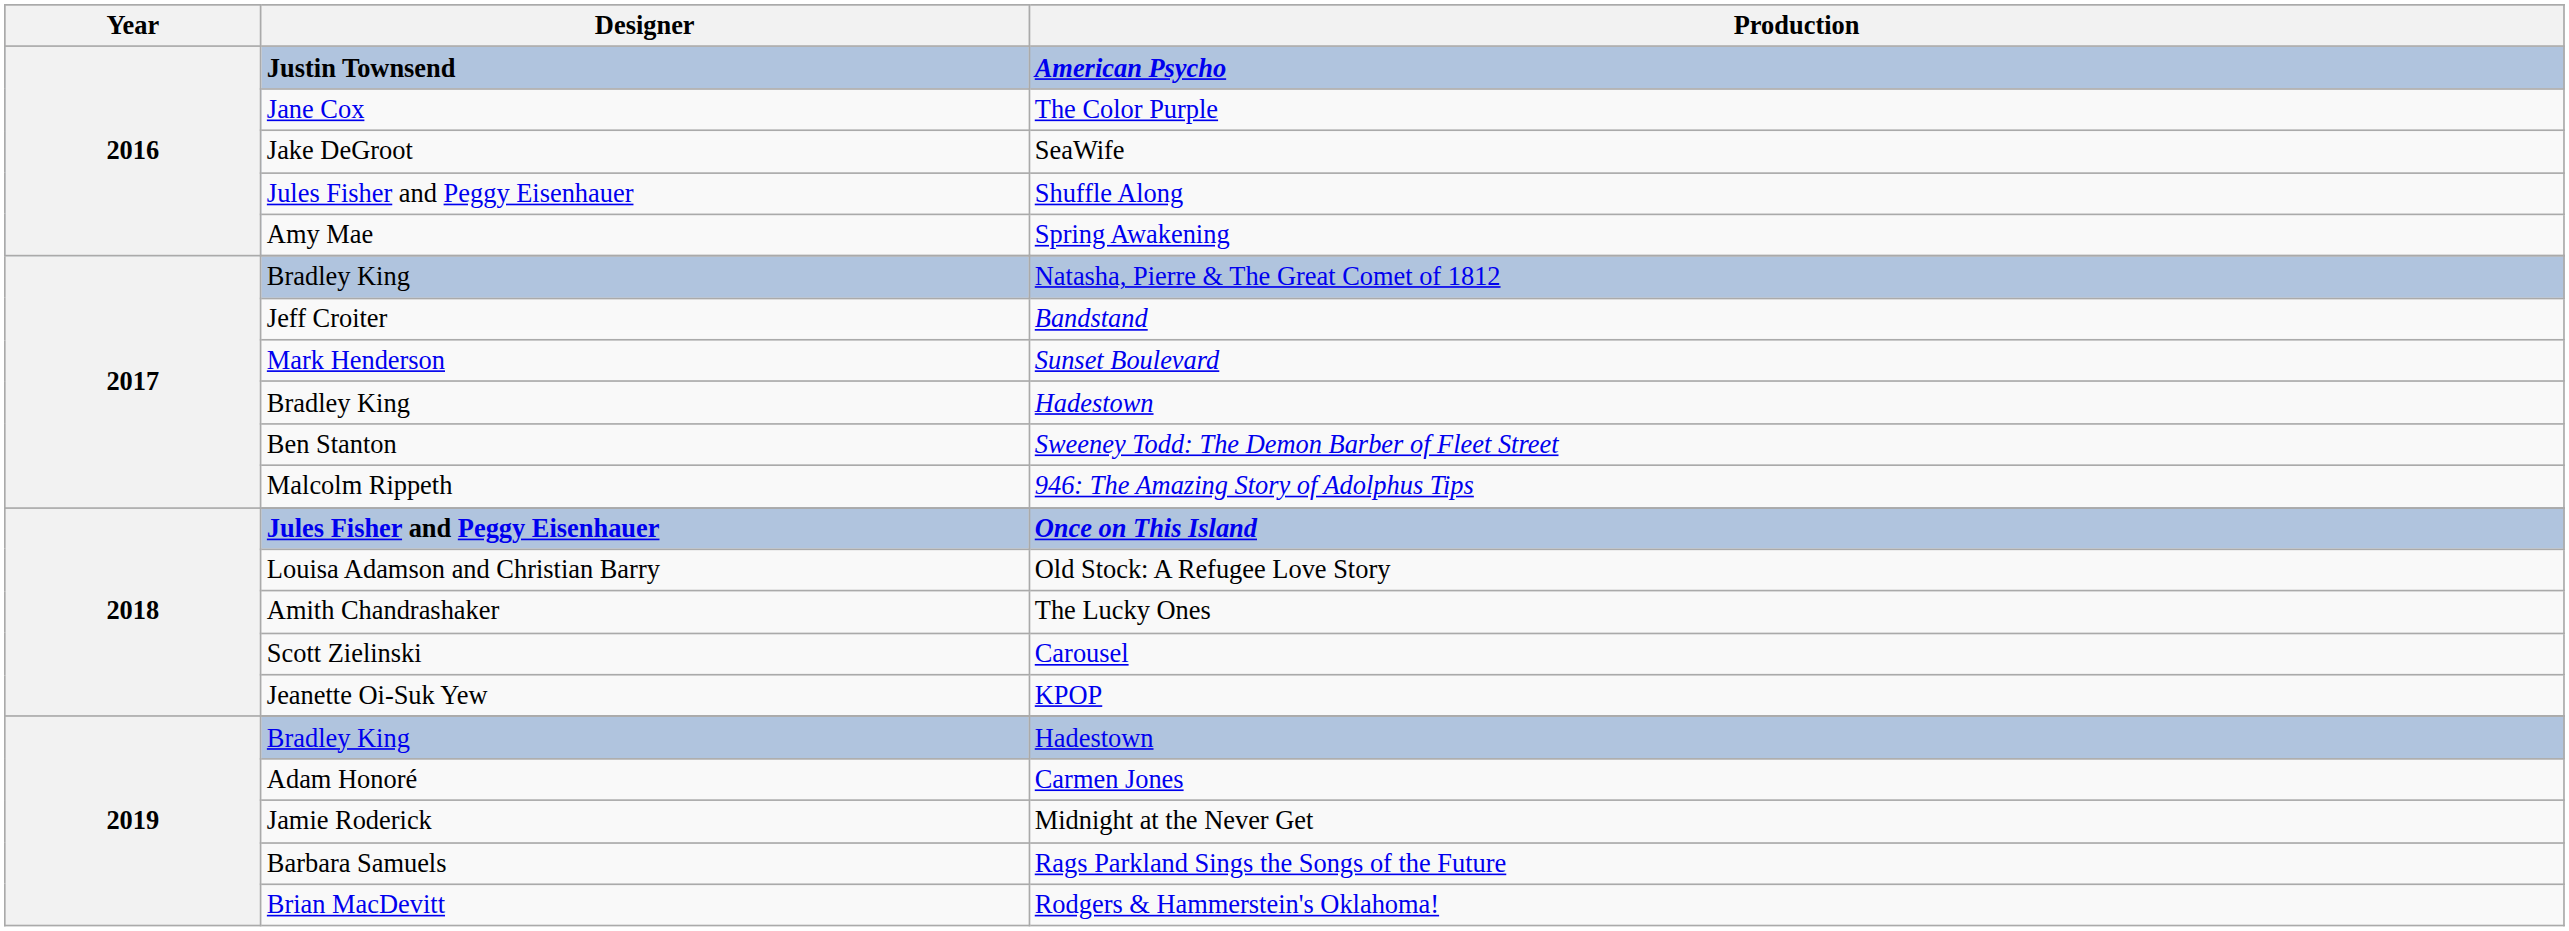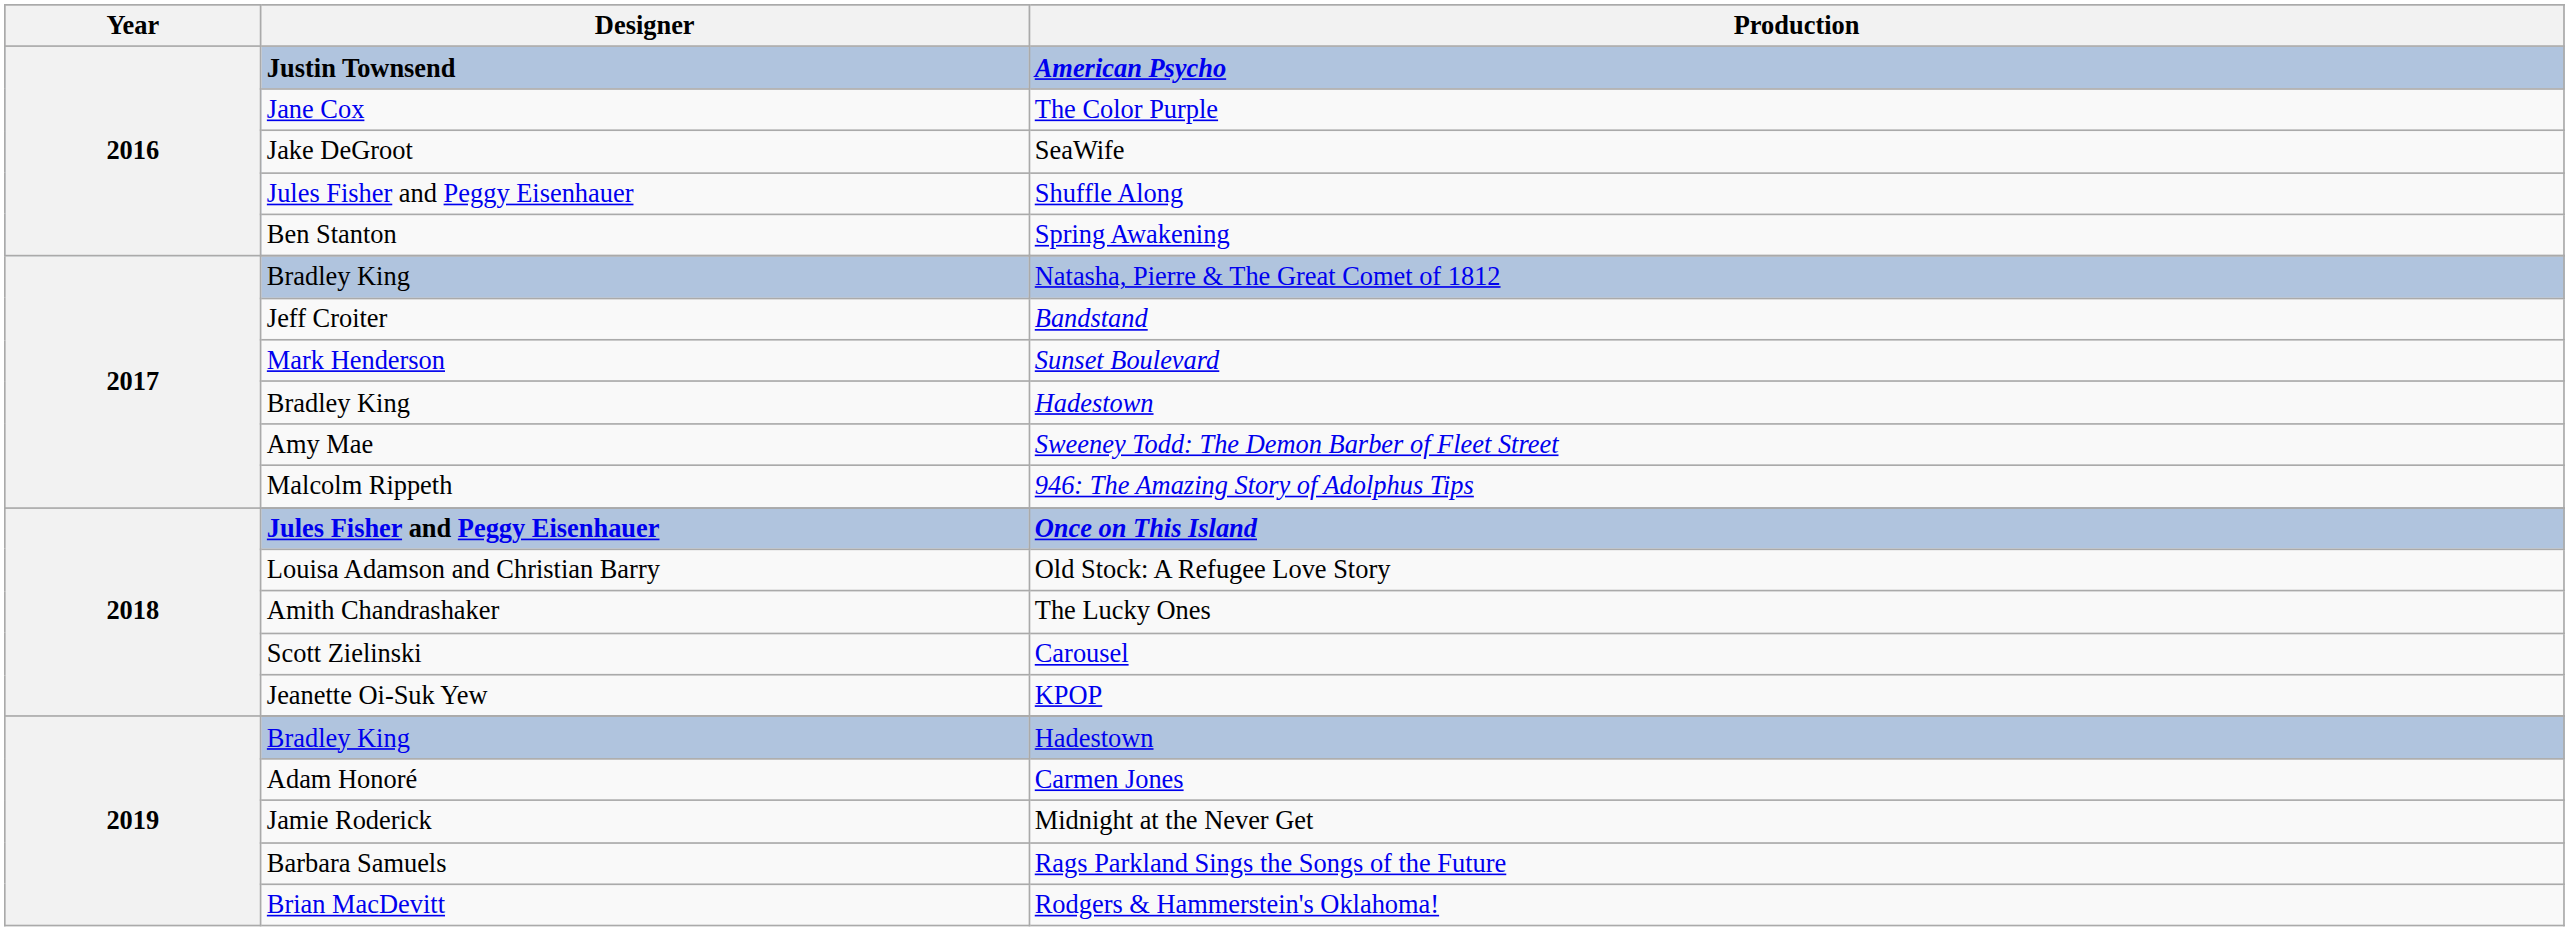(320, 234) Amy Mae -> (332, 234) Ben Stanton
(332, 444) Ben Stanton -> (320, 444) Amy Mae
